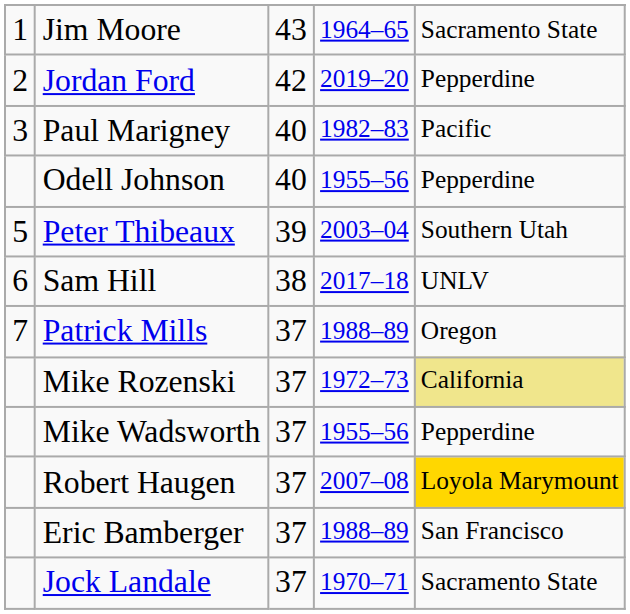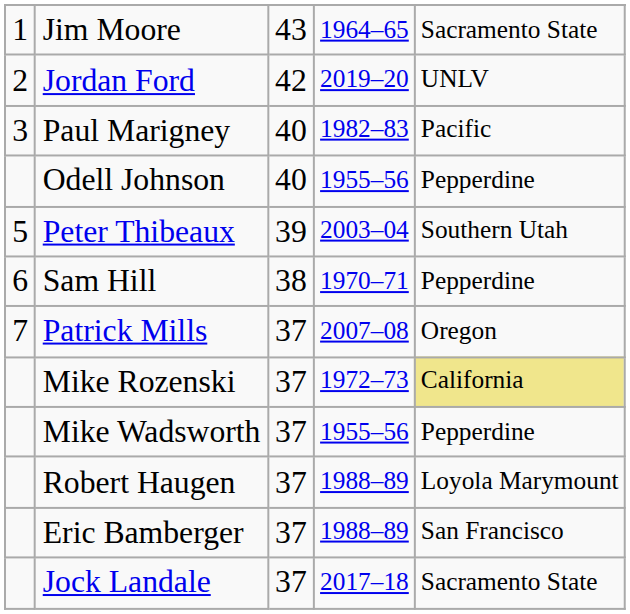(478, 79) Pepperdine -> (455, 79) UNLV
(364, 280) 2017–18 -> (364, 280) 1970–71
(455, 280) UNLV -> (478, 280) Pepperdine
(364, 331) 1988–89 -> (364, 331) 2007–08
(364, 481) 2007–08 -> (364, 481) 1988–89
(520, 481) gold background -> (520, 481) no background
(364, 582) 1970–71 -> (364, 582) 2017–18
